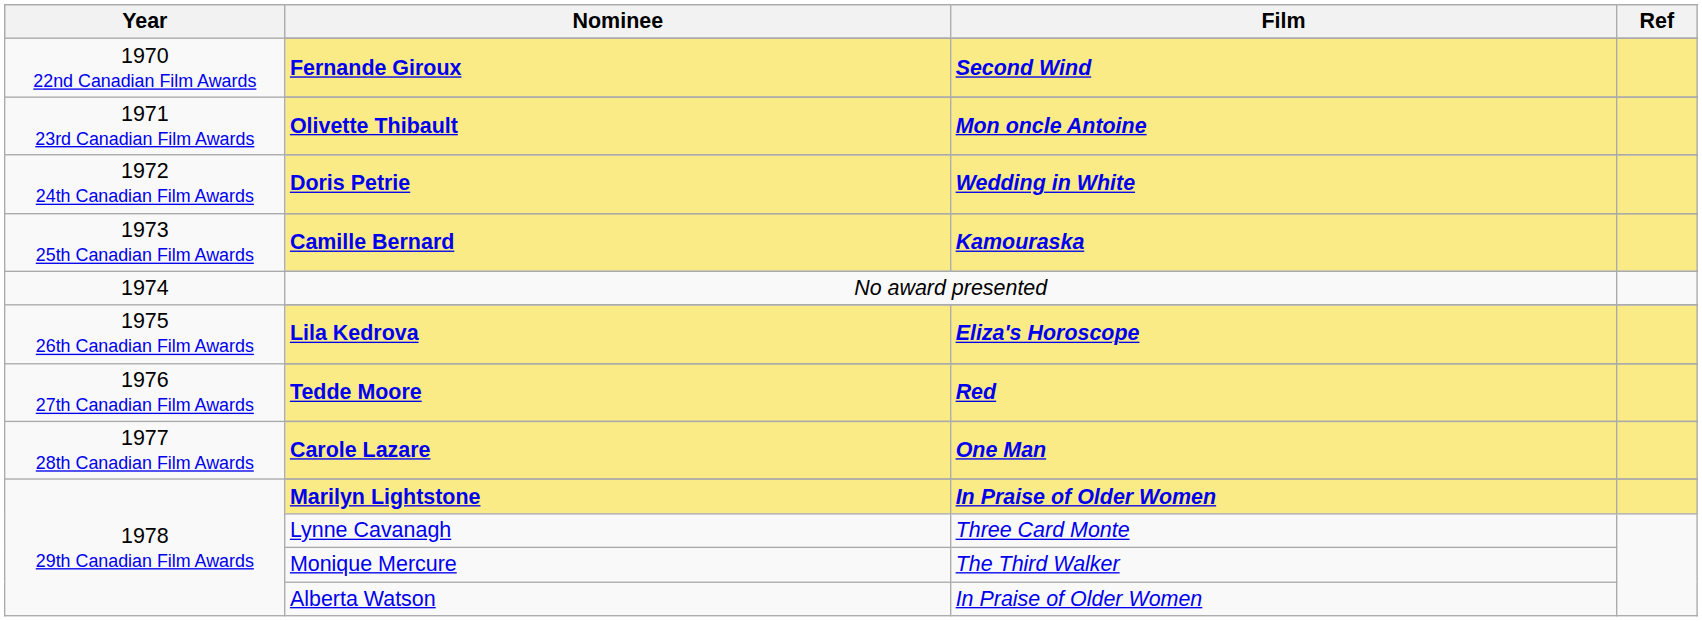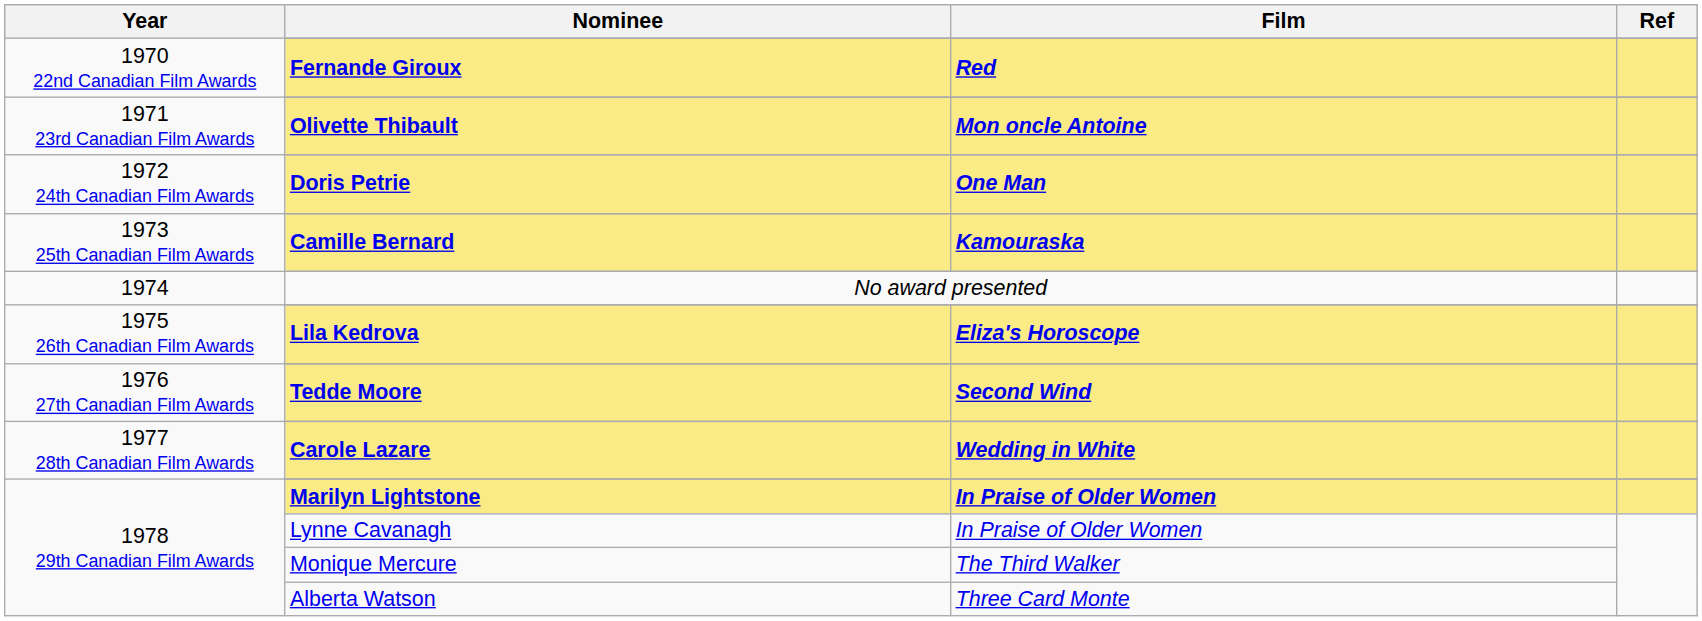(1023, 67) Second Wind -> (976, 67) Red
(1045, 183) Wedding in White -> (1001, 183) One Man
(976, 392) Red -> (1023, 392) Second Wind
(1001, 450) One Man -> (1045, 450) Wedding in White
(1043, 530) Three Card Monte -> (1079, 530) In Praise of Older Women
(1079, 598) In Praise of Older Women -> (1043, 598) Three Card Monte
